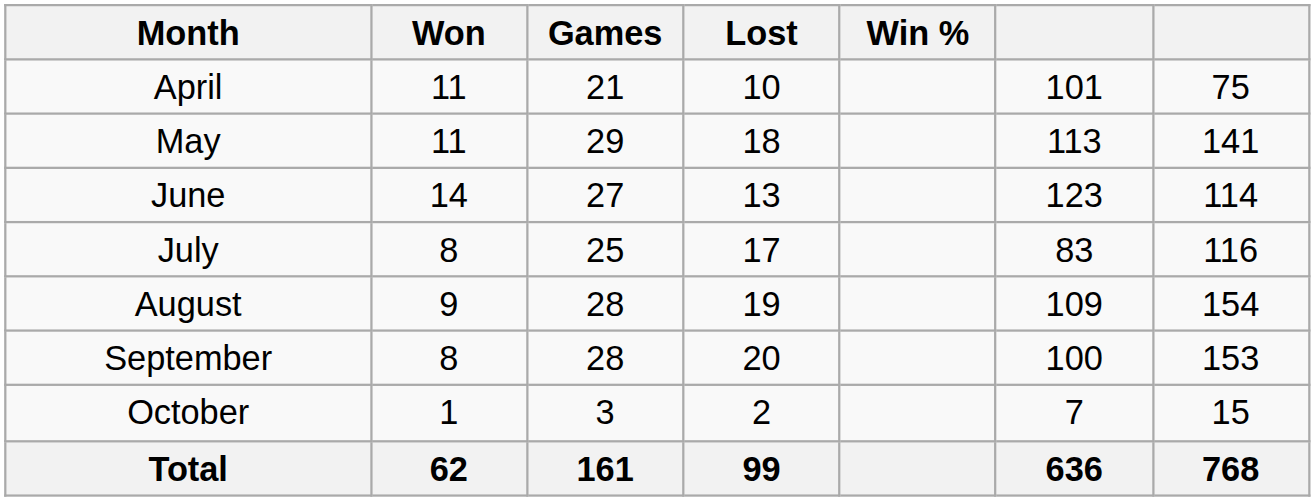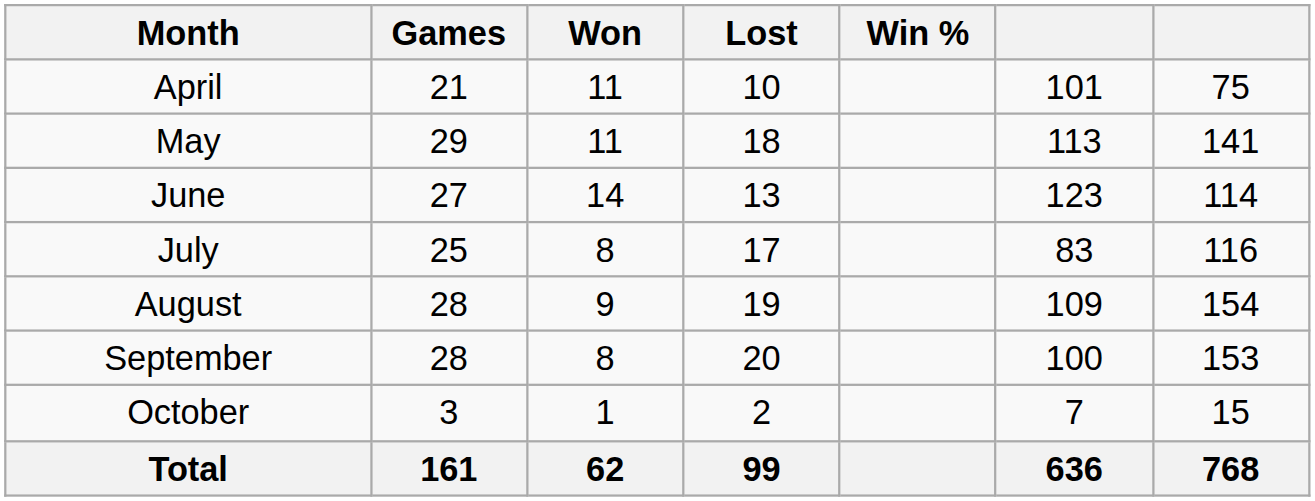columns swapped: (605, 32) <-> (449, 32)
